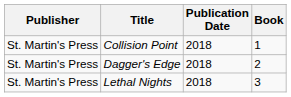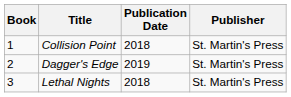columns swapped: (269, 20) <-> (53, 20)
(199, 63) 2018 -> (137, 63) 2019
